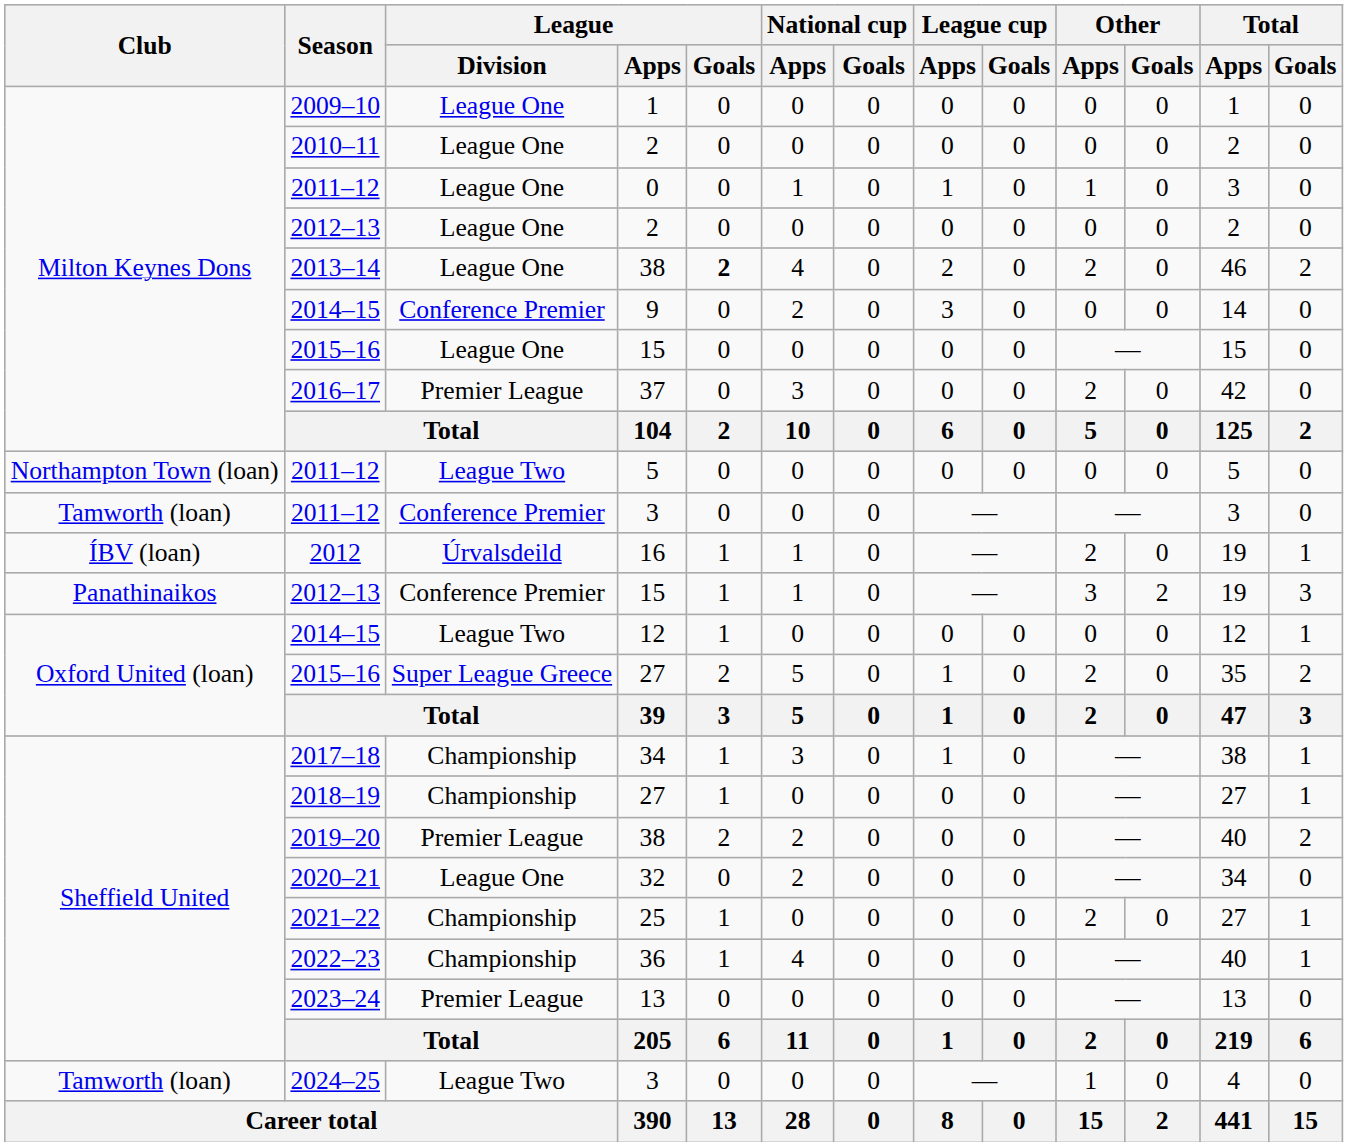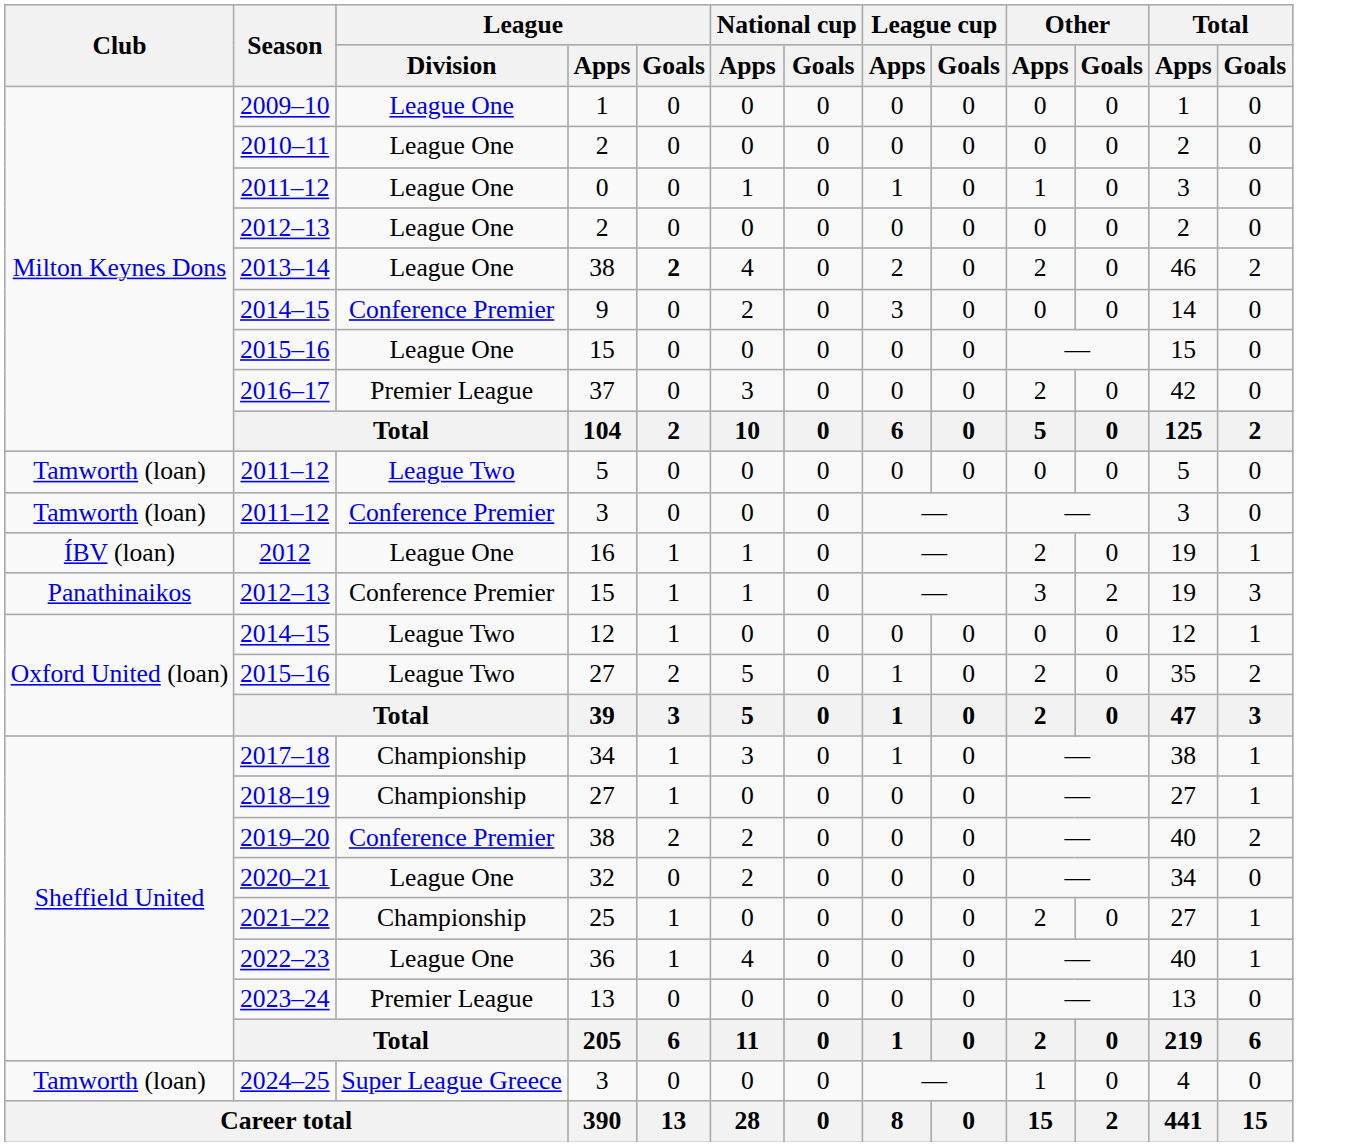(145, 471) Northampton Town (loan) -> (119, 471) Tamworth (loan)
(502, 552) Úrvalsdeild -> (452, 552) League One
(502, 674) Super League Greece -> (452, 674) League Two
(502, 836) Premier League -> (452, 836) Conference Premier
(502, 958) Championship -> (452, 958) League One
(502, 1080) League Two -> (452, 1080) Super League Greece
